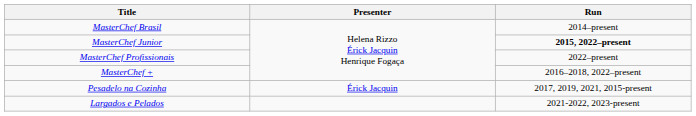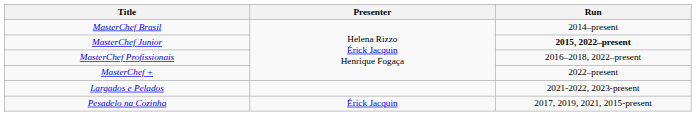(593, 57) 2022–present -> (593, 57) 2016–2018, 2022–present
(593, 72) 2016–2018, 2022–present -> (593, 72) 2022–present
rows swapped: (127, 103) <-> (127, 88)
